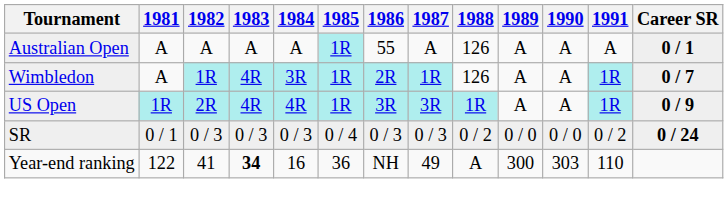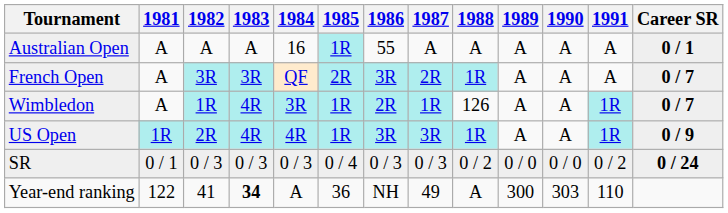(296, 47) A -> (296, 47) 16
(476, 47) 126 -> (476, 47) A
+ row: (56, 76)
(296, 163) 16 -> (296, 192) A
